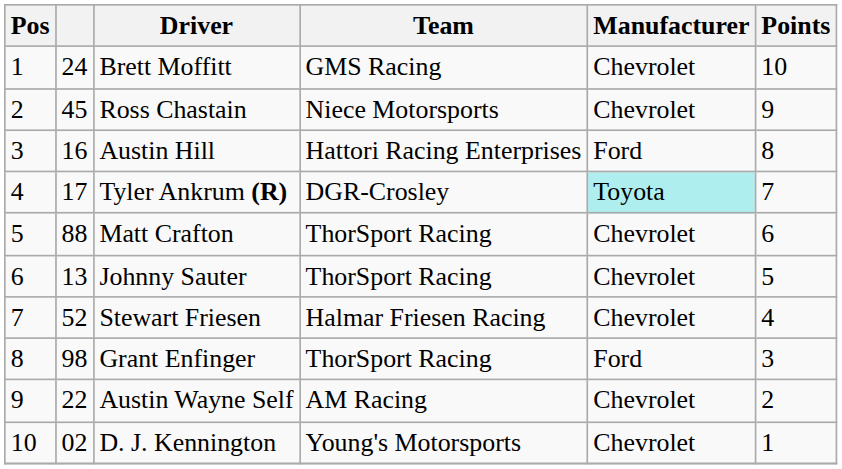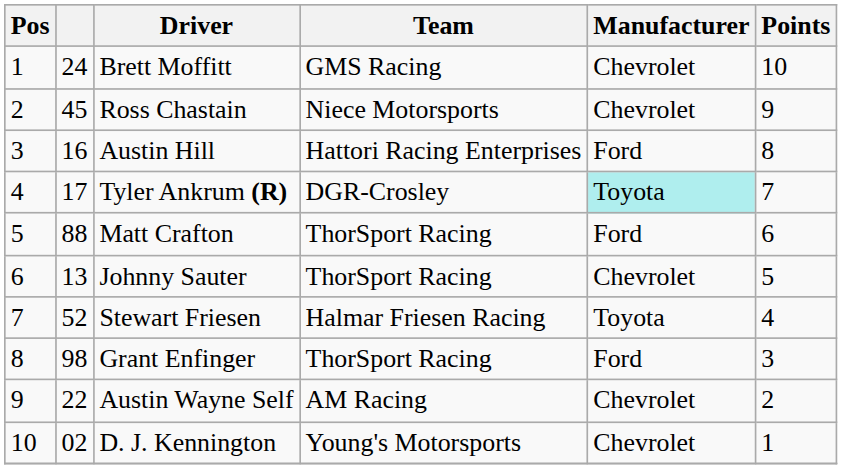(644, 233) Chevrolet -> (618, 233) Ford
(644, 316) Chevrolet -> (629, 316) Toyota
